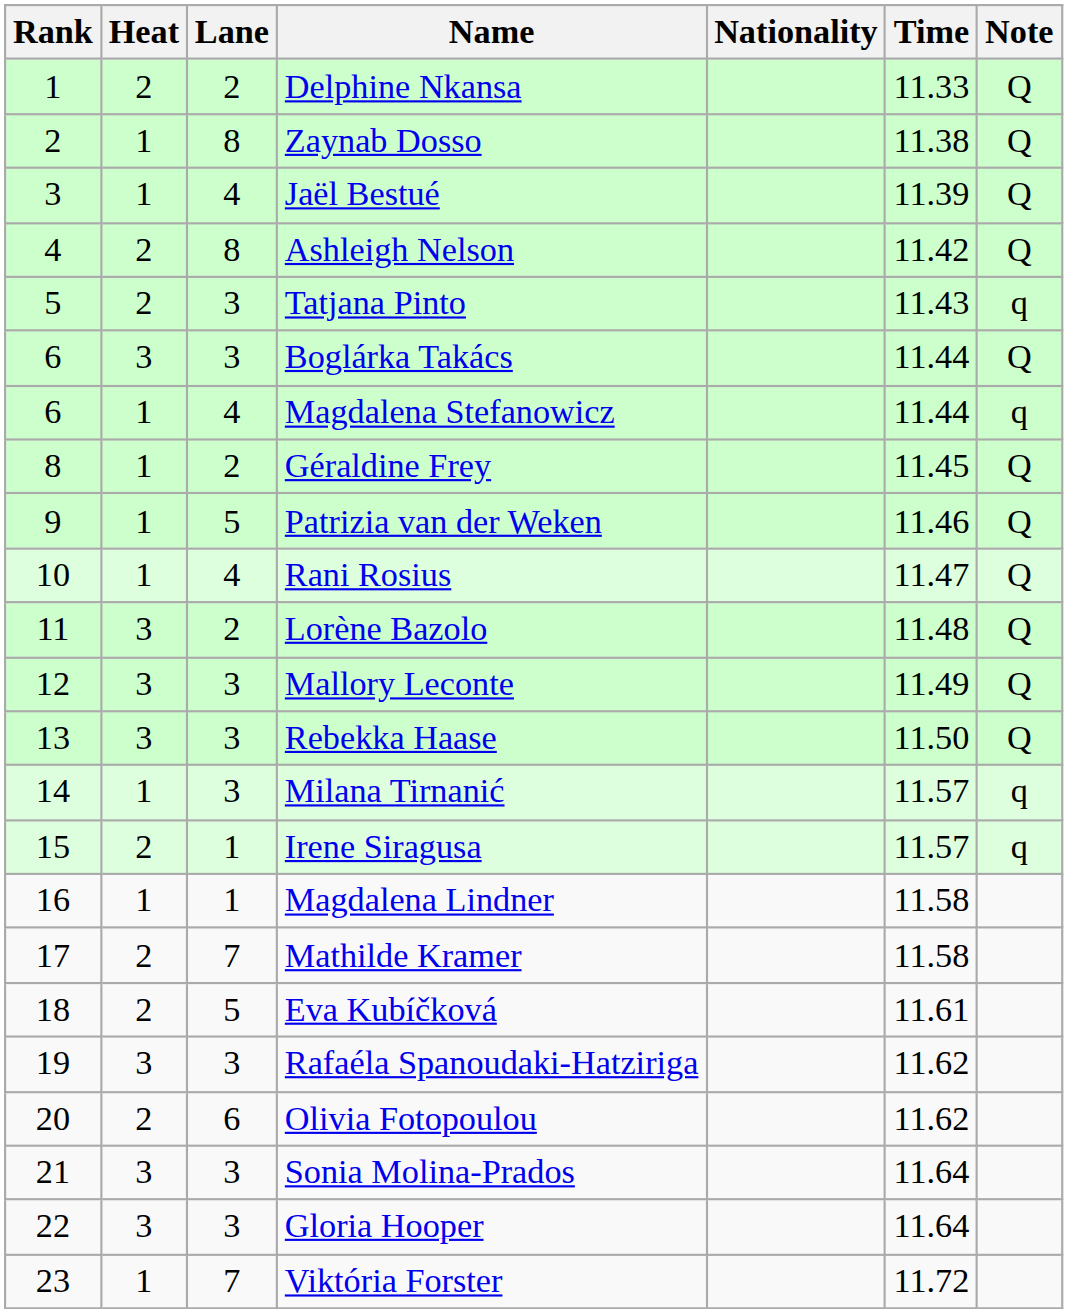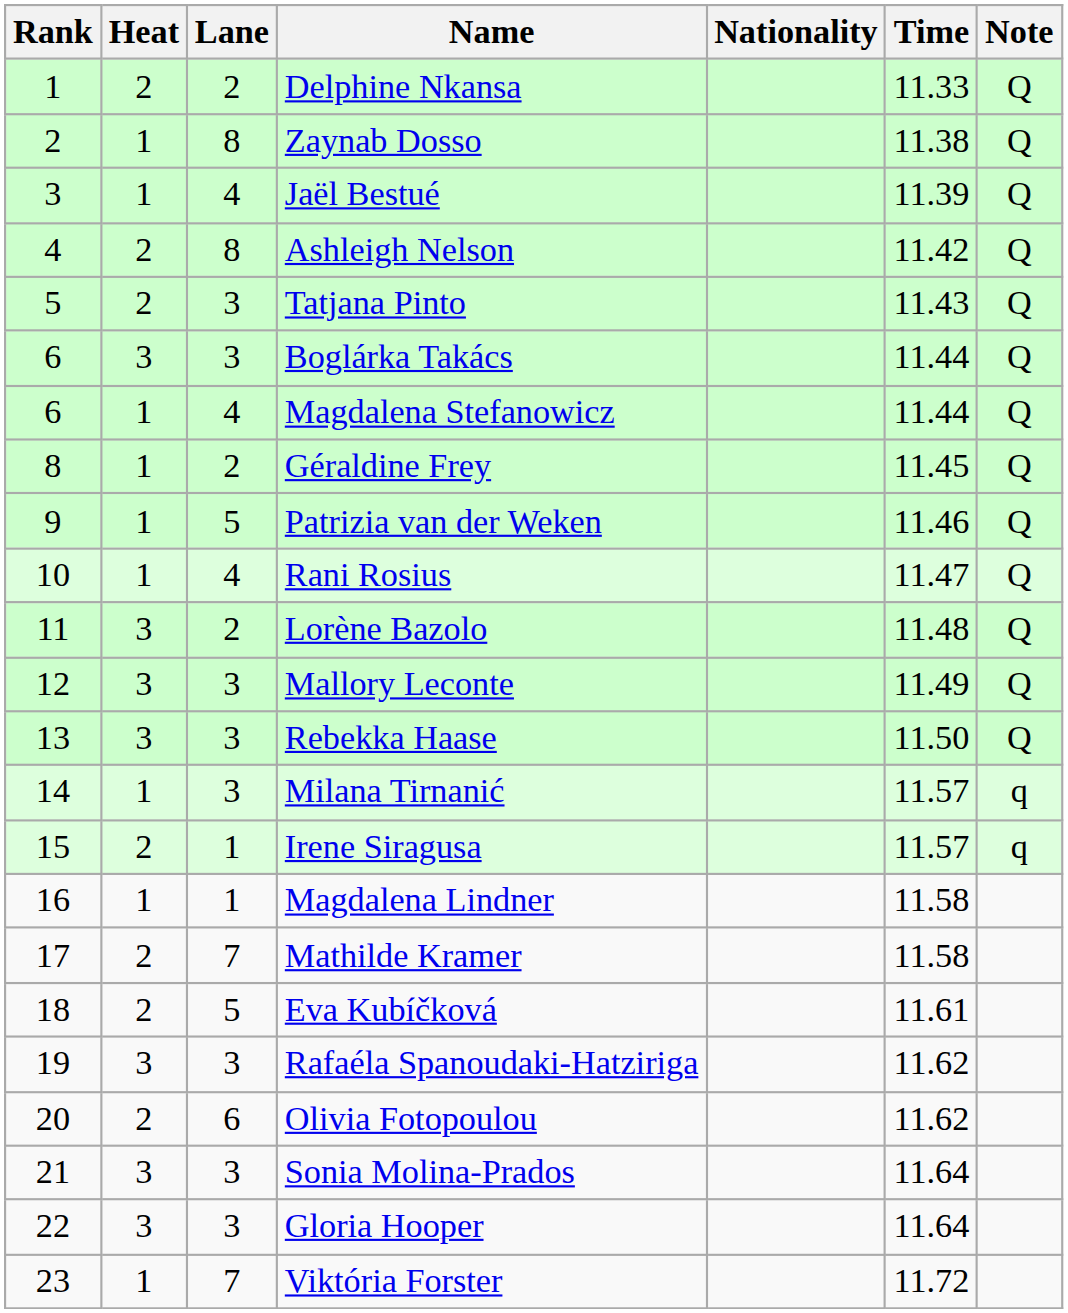(1019, 303) q -> (1019, 303) Q
(1019, 411) q -> (1019, 411) Q
